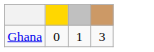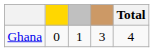+ column: (131, 15)
